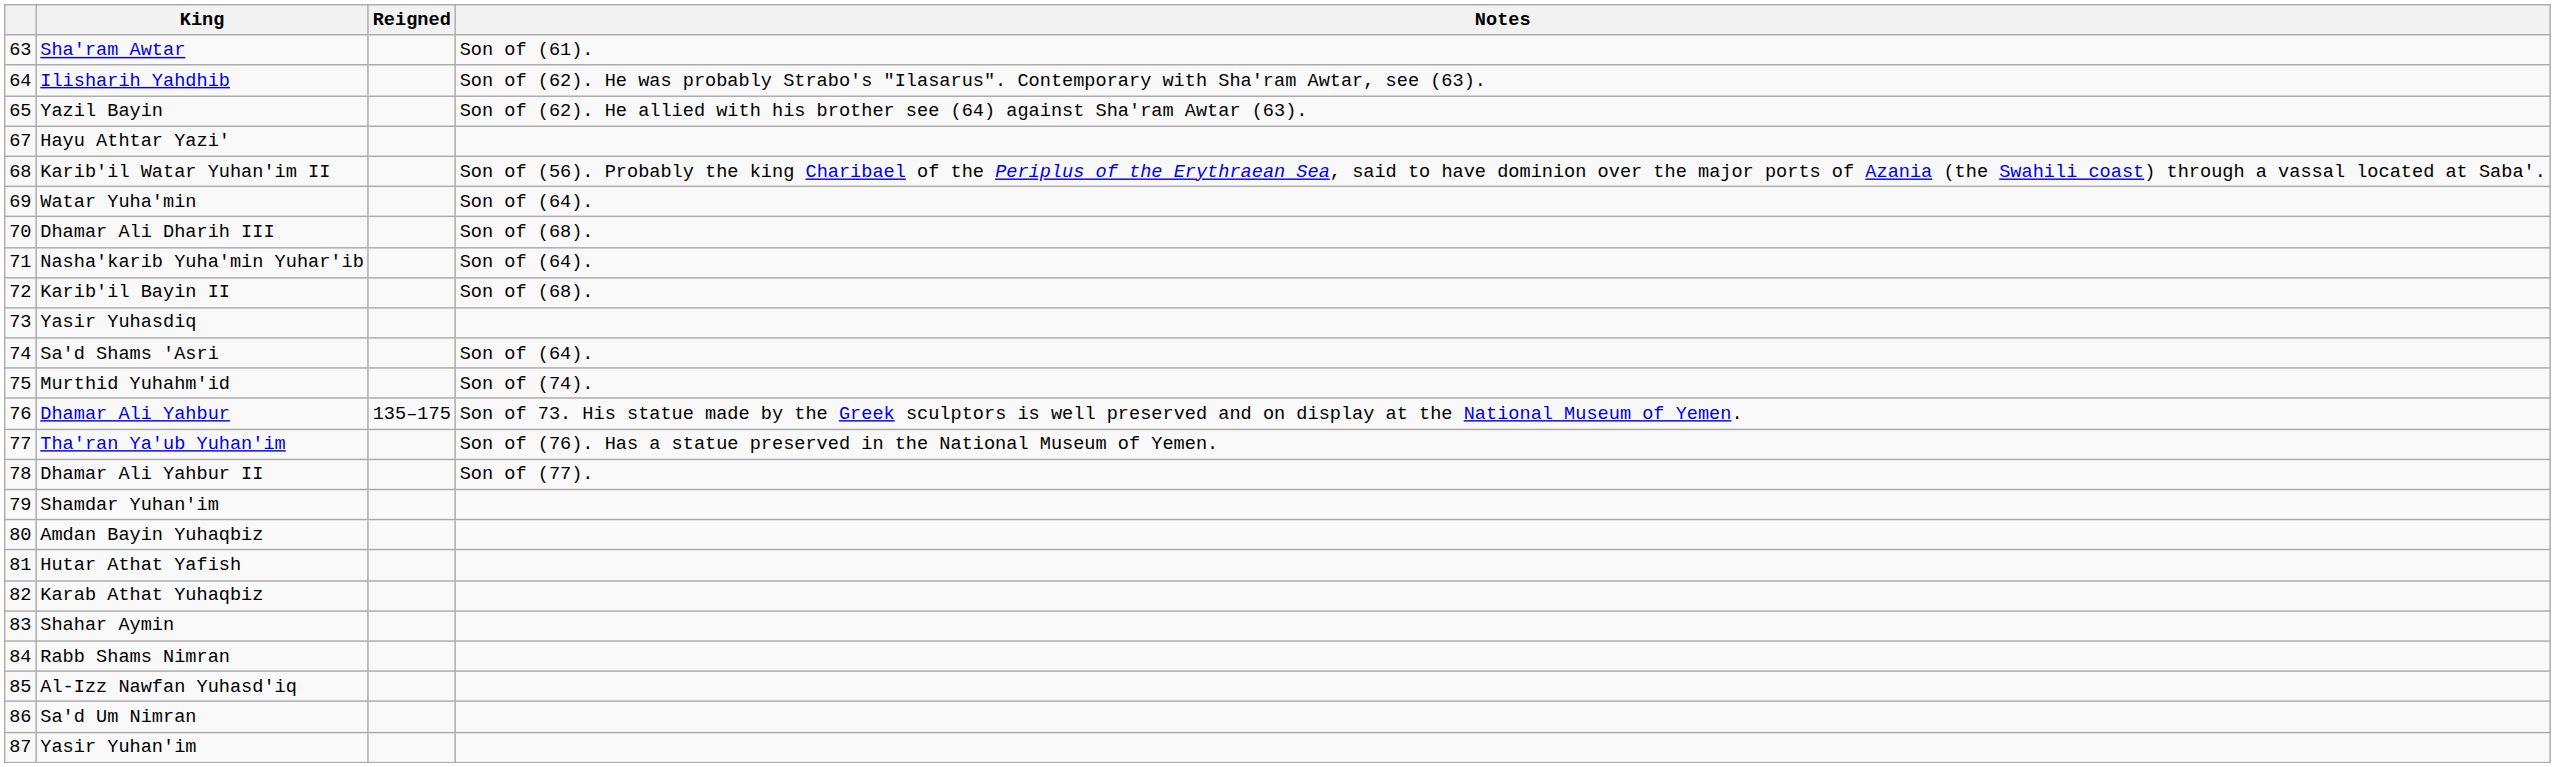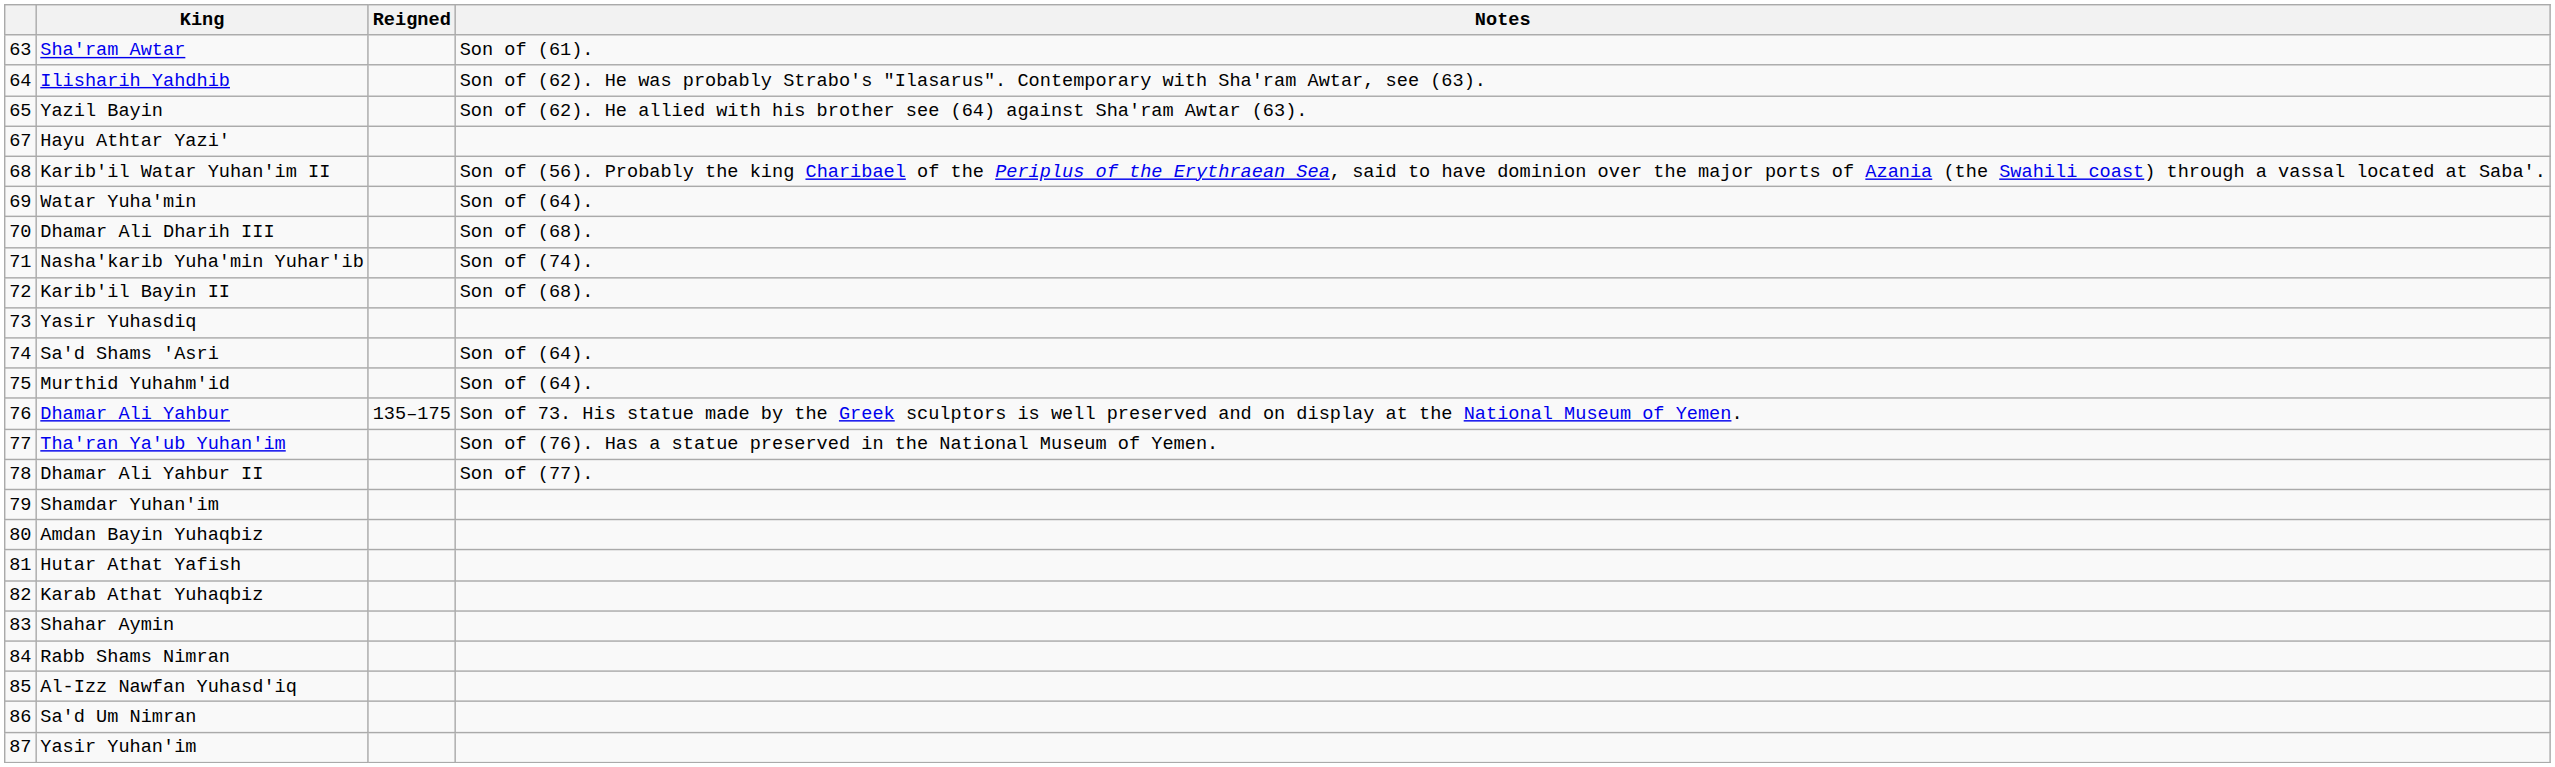(527, 262) Son of (64). -> (527, 262) Son of (74).
(527, 383) Son of (74). -> (527, 383) Son of (64).
